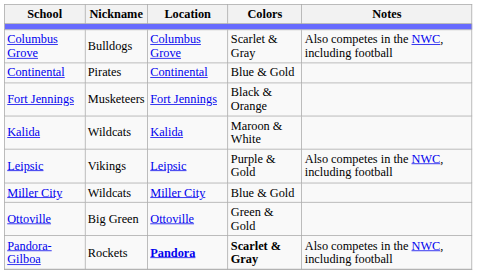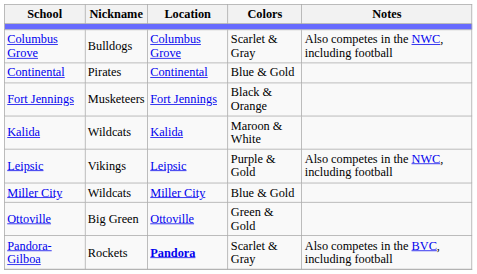(256, 252) bold -> (254, 252) normal
(374, 252) Also competes in the NWC, including football -> (372, 252) Also competes in the BVC, including football
